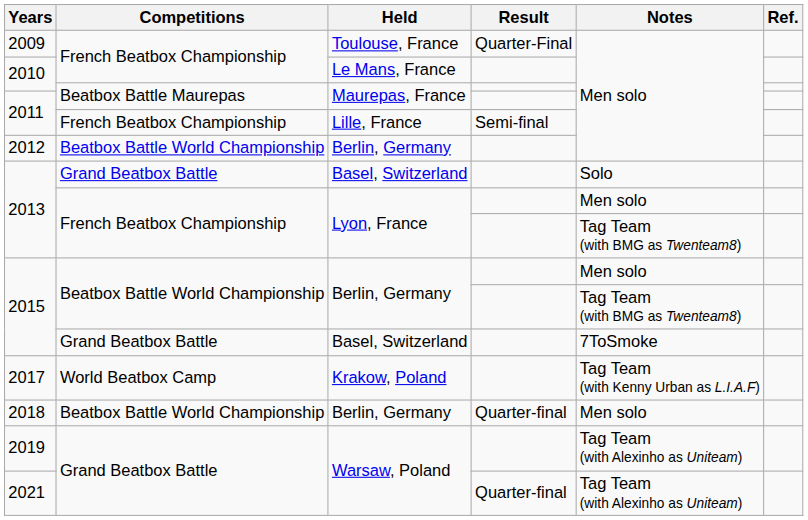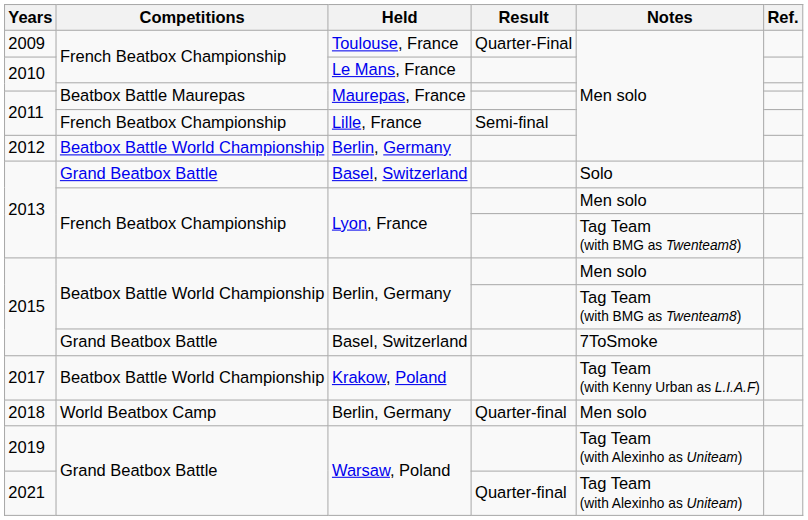(138, 377) World Beatbox Camp -> (192, 377) Beatbox Battle World Championship
(192, 412) Beatbox Battle World Championship -> (138, 412) World Beatbox Camp
